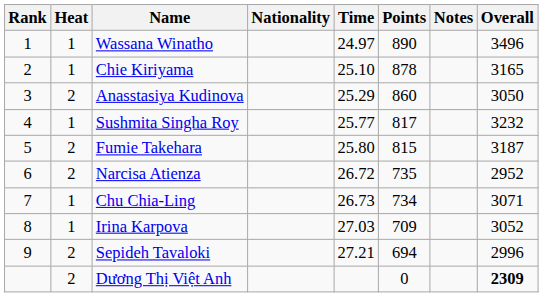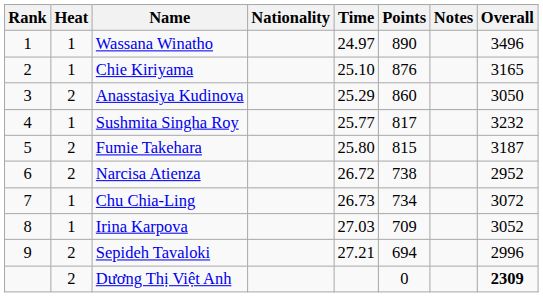(404, 69) 878 -> (404, 69) 876
(404, 174) 735 -> (404, 174) 738
(507, 200) 3071 -> (507, 200) 3072
